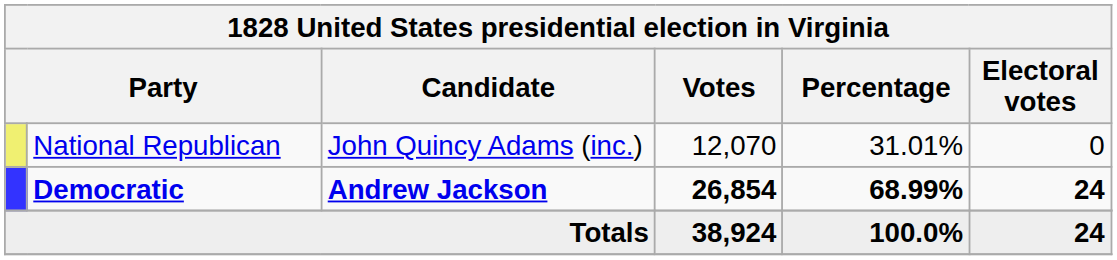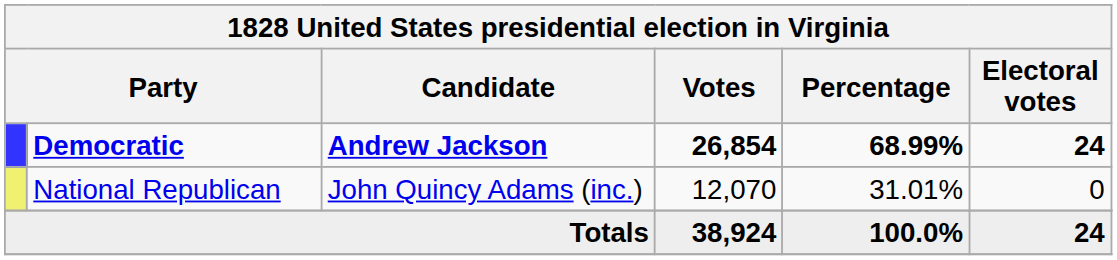rows swapped: (109, 189) <-> (157, 146)
